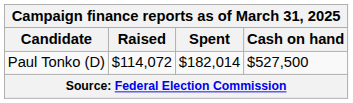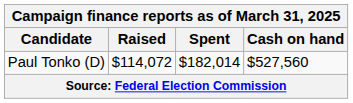(278, 62) $527,500 -> (278, 62) $527,560
